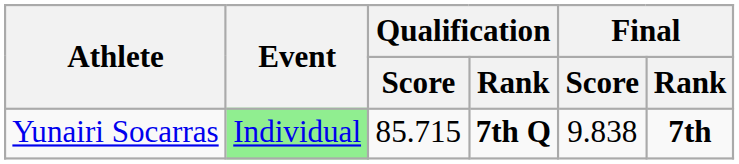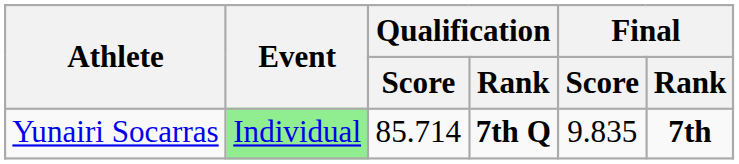(418, 133) 85.715 -> (418, 133) 85.714
(602, 133) 9.838 -> (602, 133) 9.835
